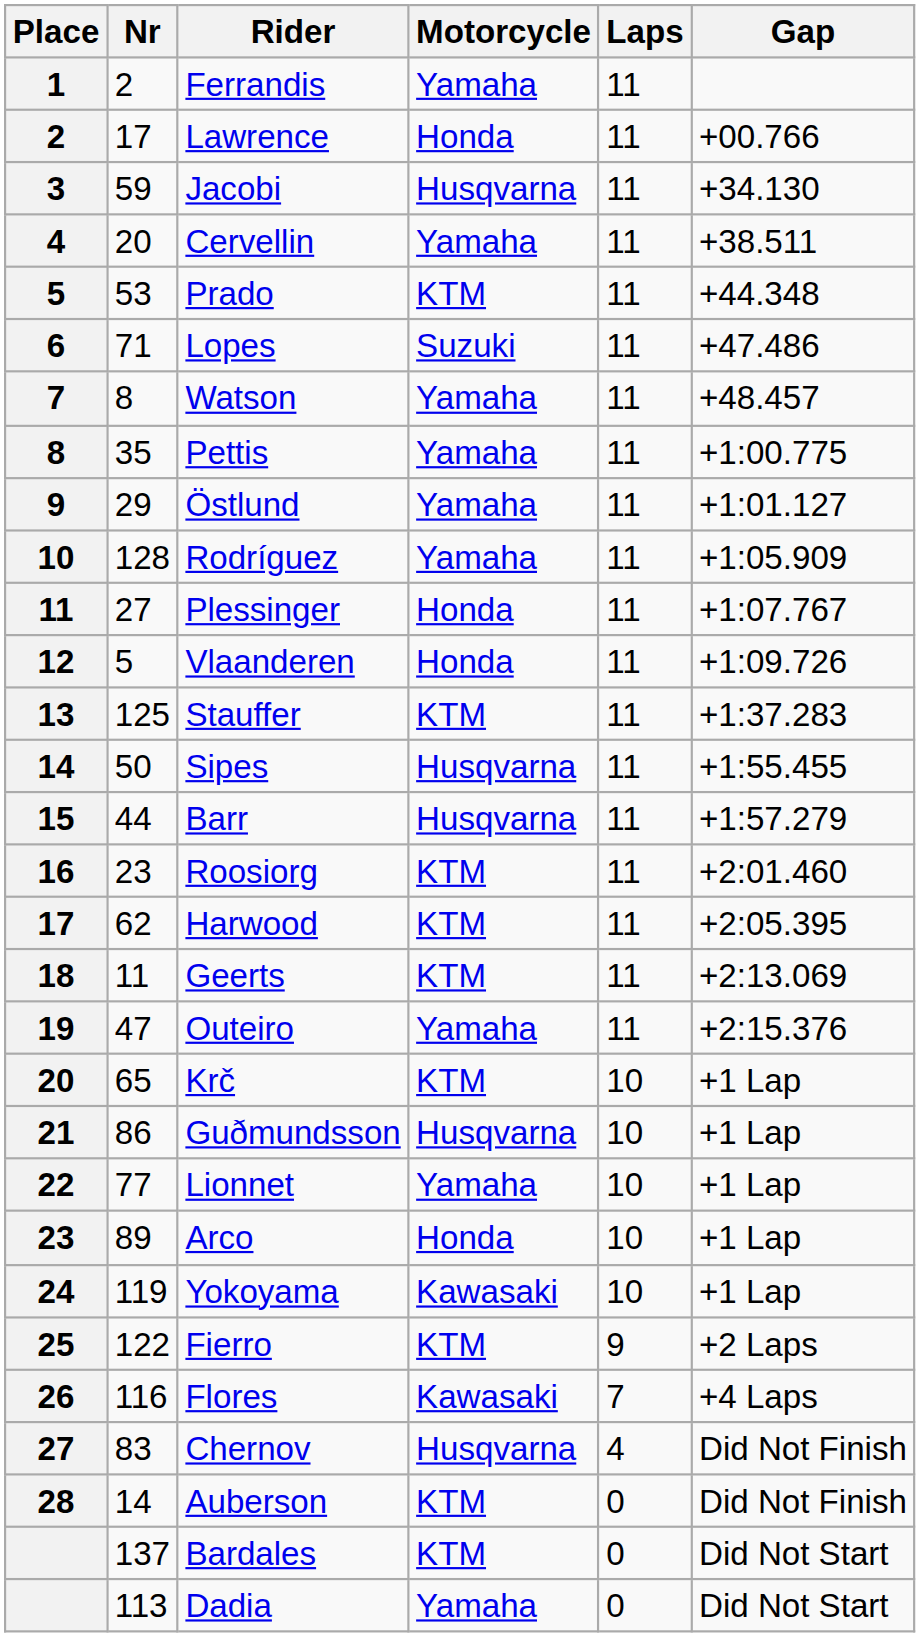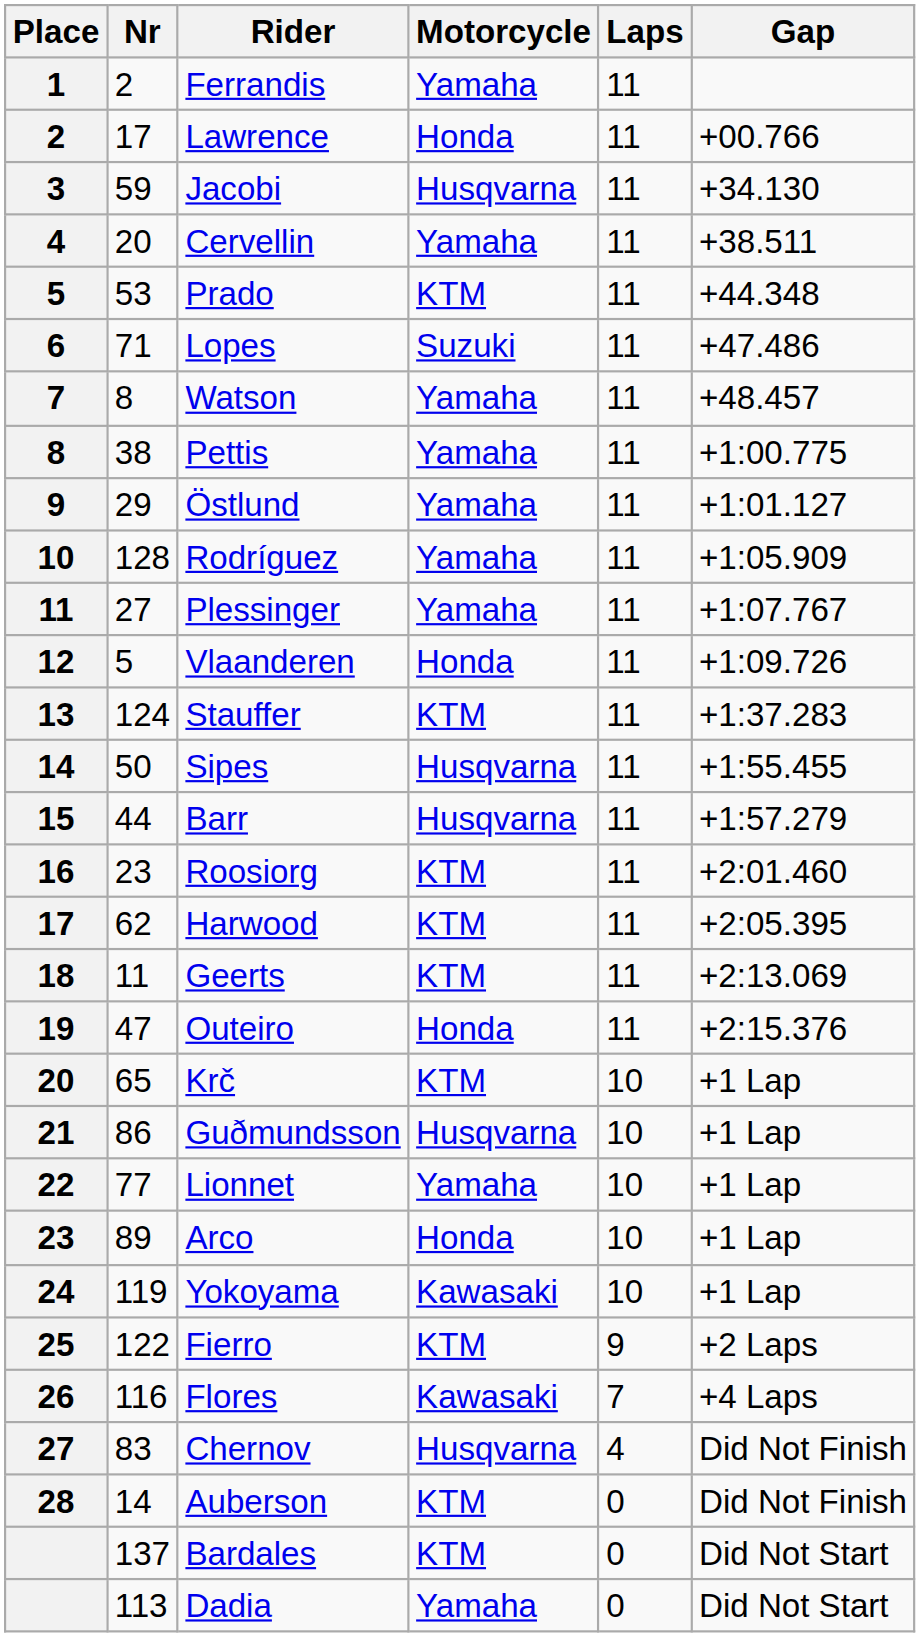(133, 451) 35 -> (133, 451) 38
(465, 609) Honda -> (477, 609) Yamaha
(142, 713) 125 -> (142, 713) 124
(477, 1028) Yamaha -> (465, 1028) Honda
